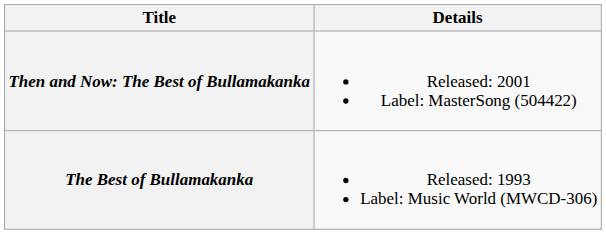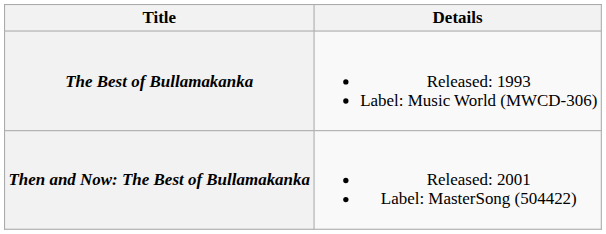rows swapped: (159, 179) <-> (159, 80)
